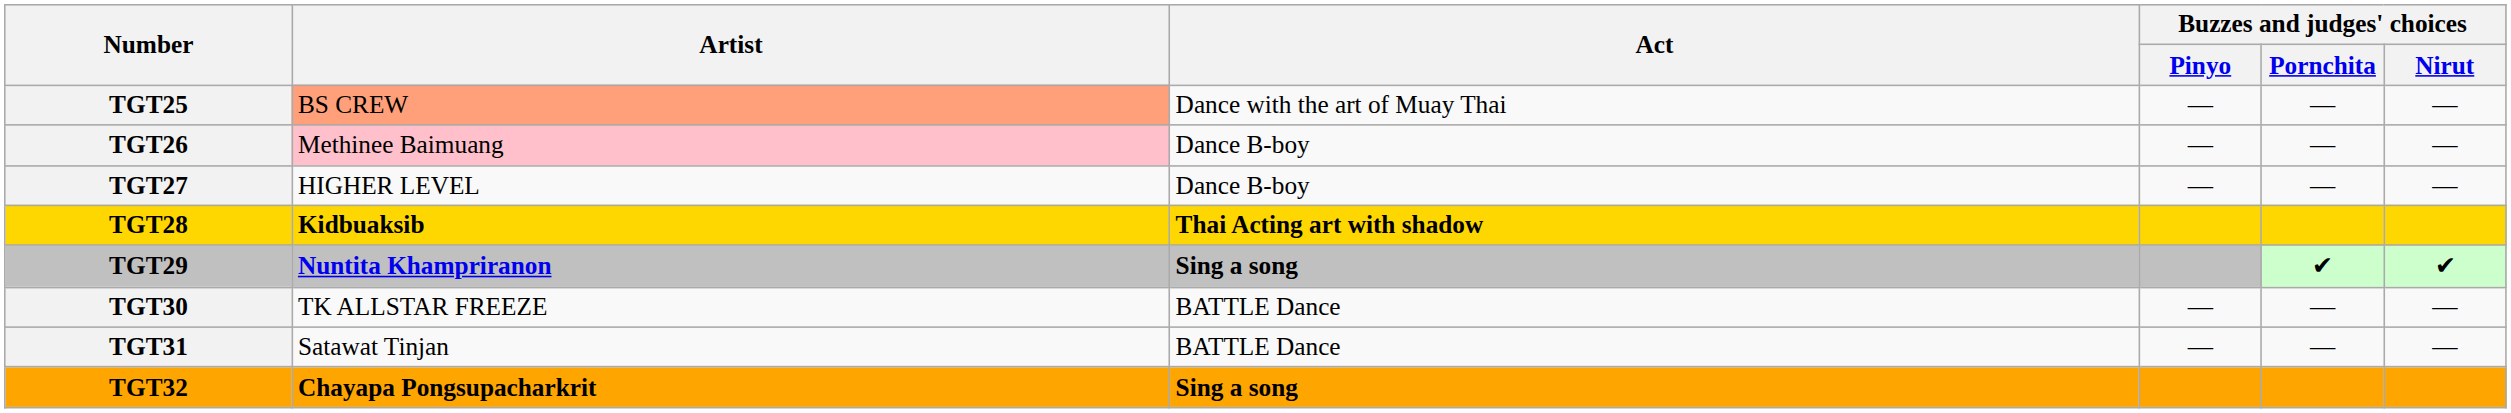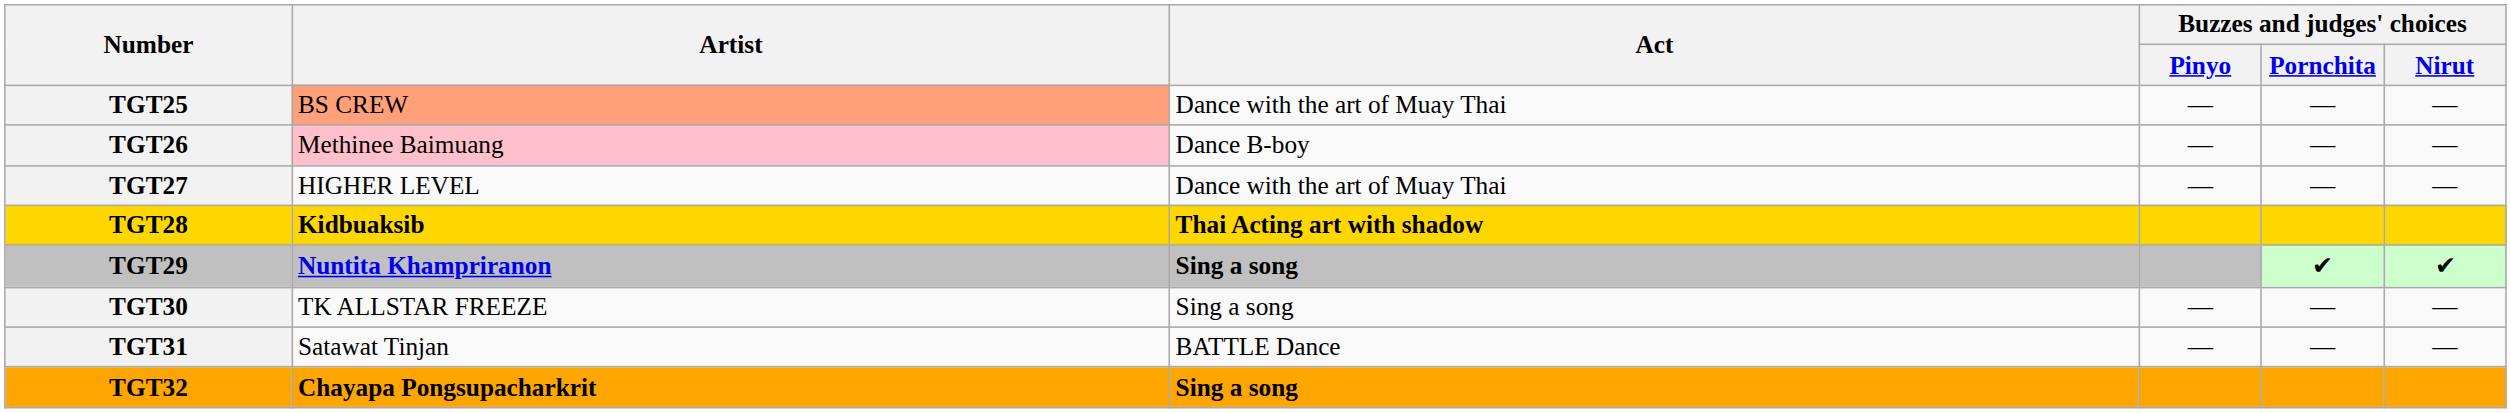(1243, 184) Dance B-boy -> (1341, 184) Dance with the art of Muay Thai
(1258, 306) BATTLE Dance -> (1235, 306) Sing a song
